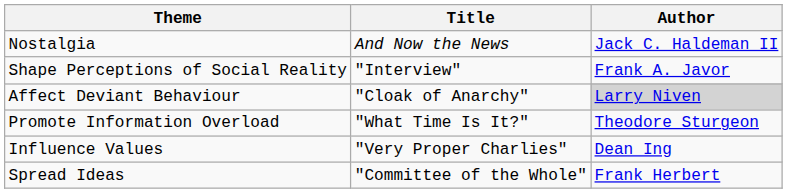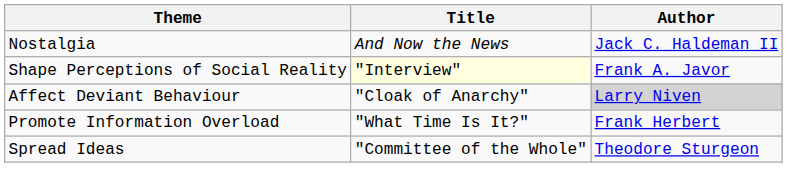(408, 70) no background -> (408, 70) lightyellow background
(677, 123) Theodore Sturgeon -> (657, 123) Frank Herbert
- row: (86, 149)
(657, 175) Frank Herbert -> (677, 149) Theodore Sturgeon
